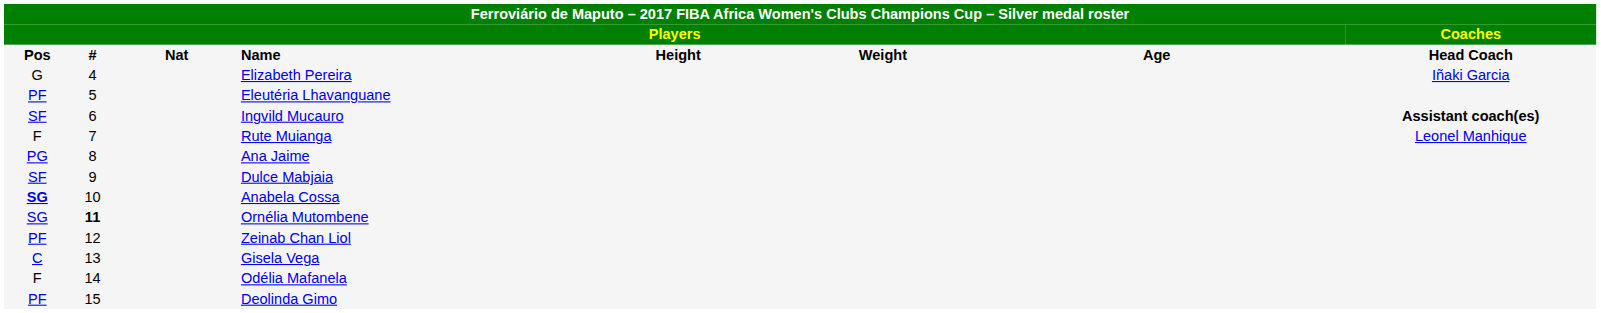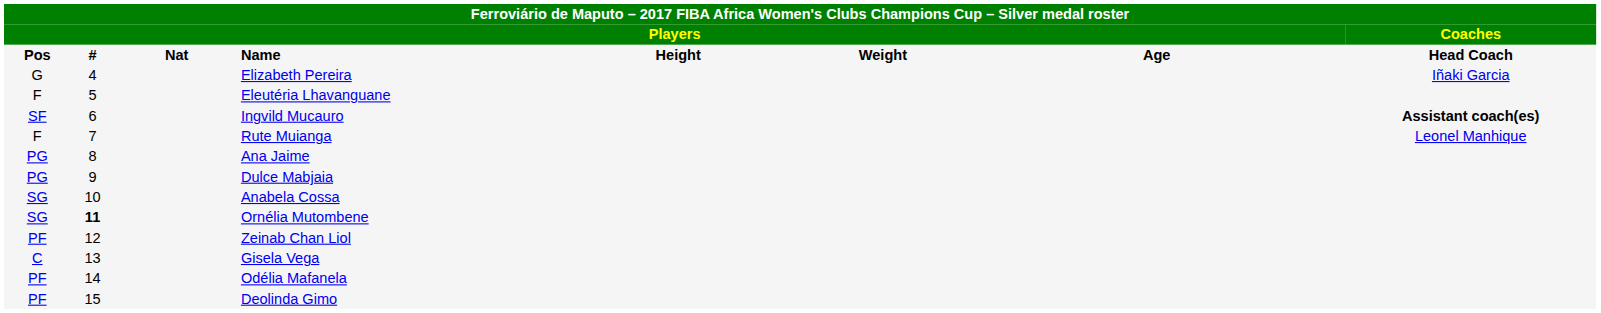(37, 95) PF -> (37, 95) F
(37, 177) SF -> (37, 177) PG
(37, 197) bold -> (37, 197) normal
(37, 278) F -> (37, 278) PF
